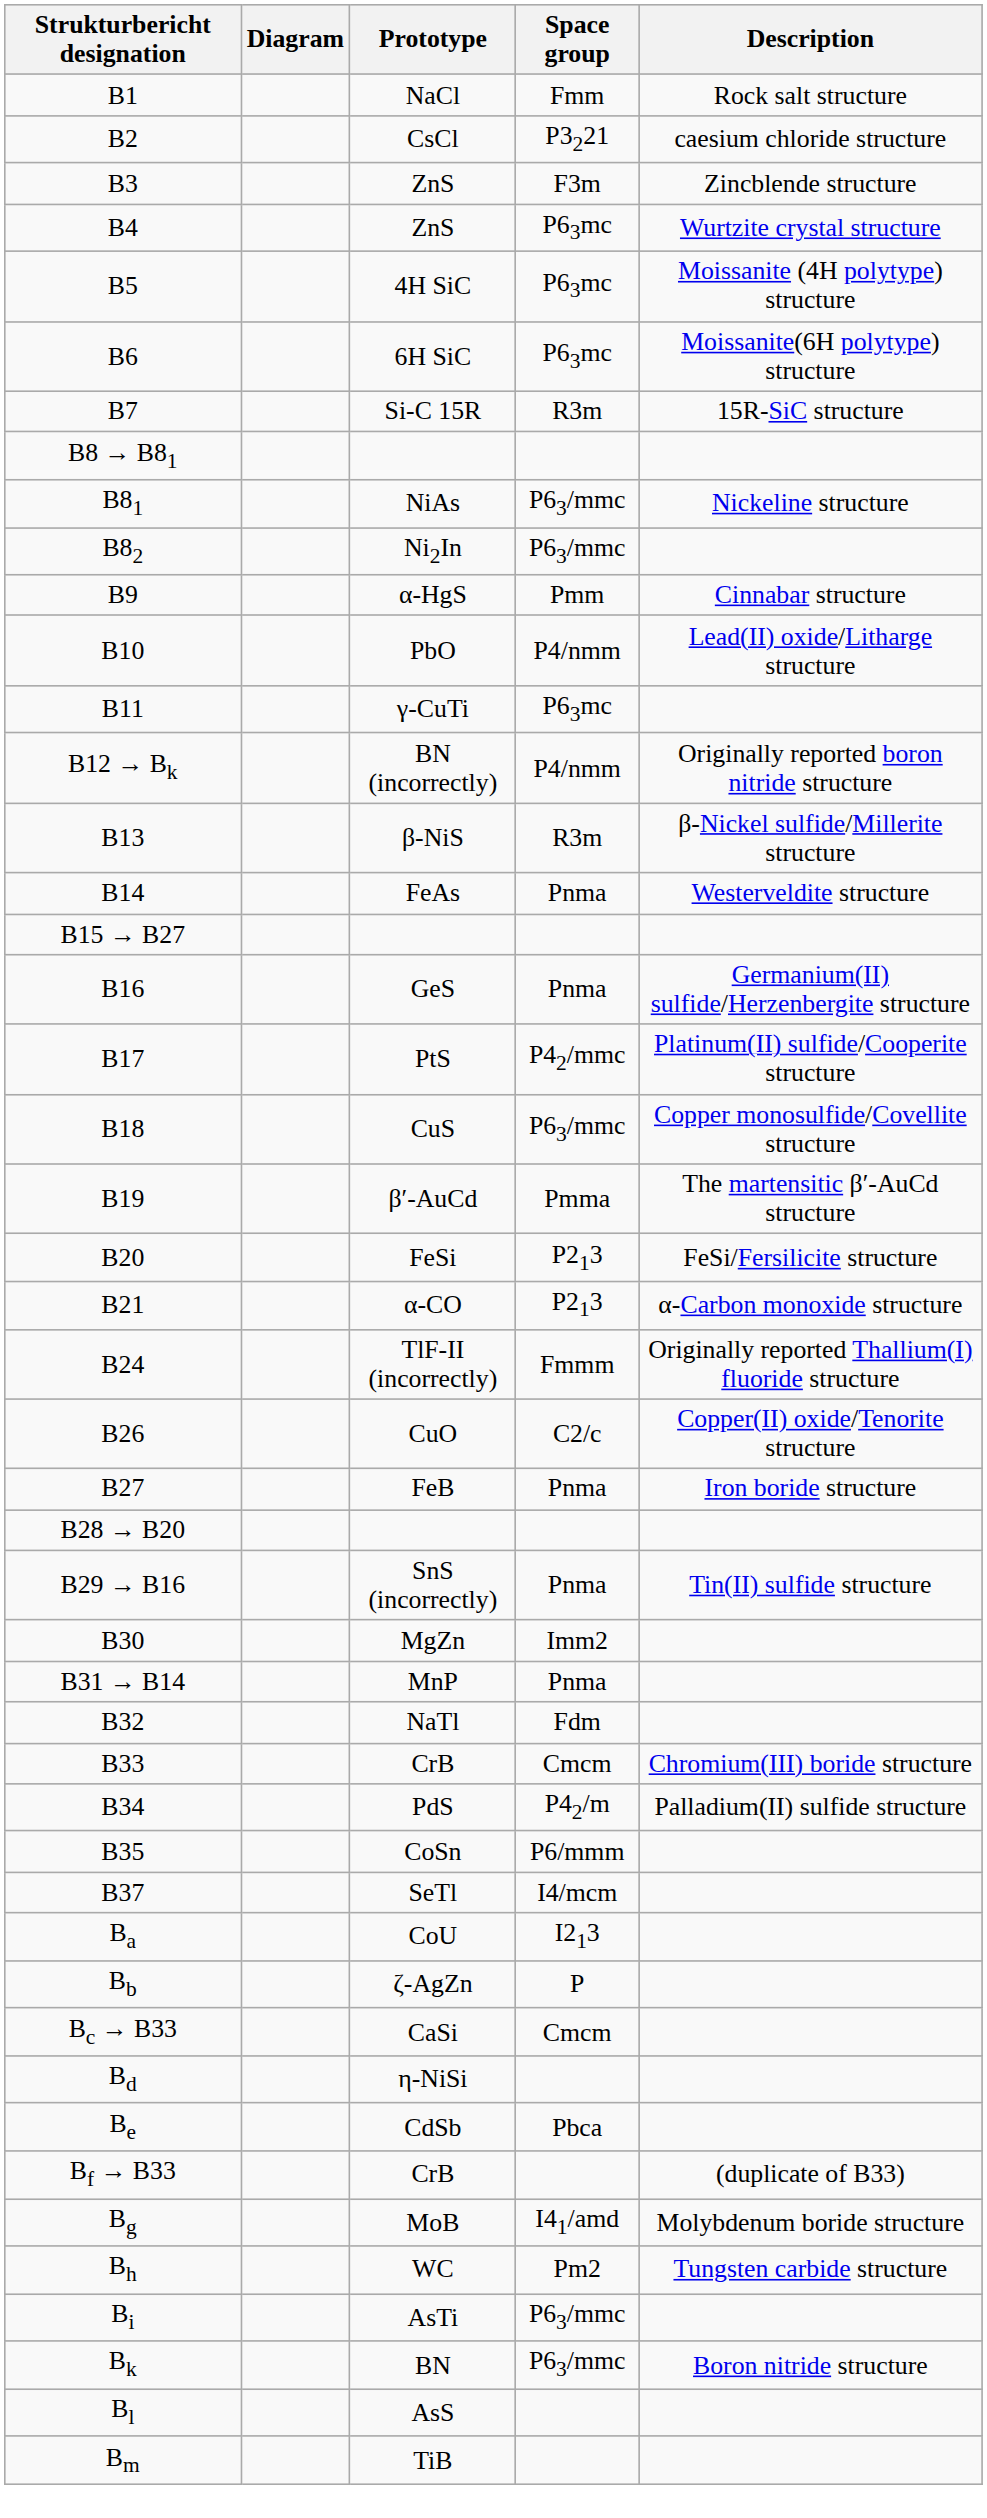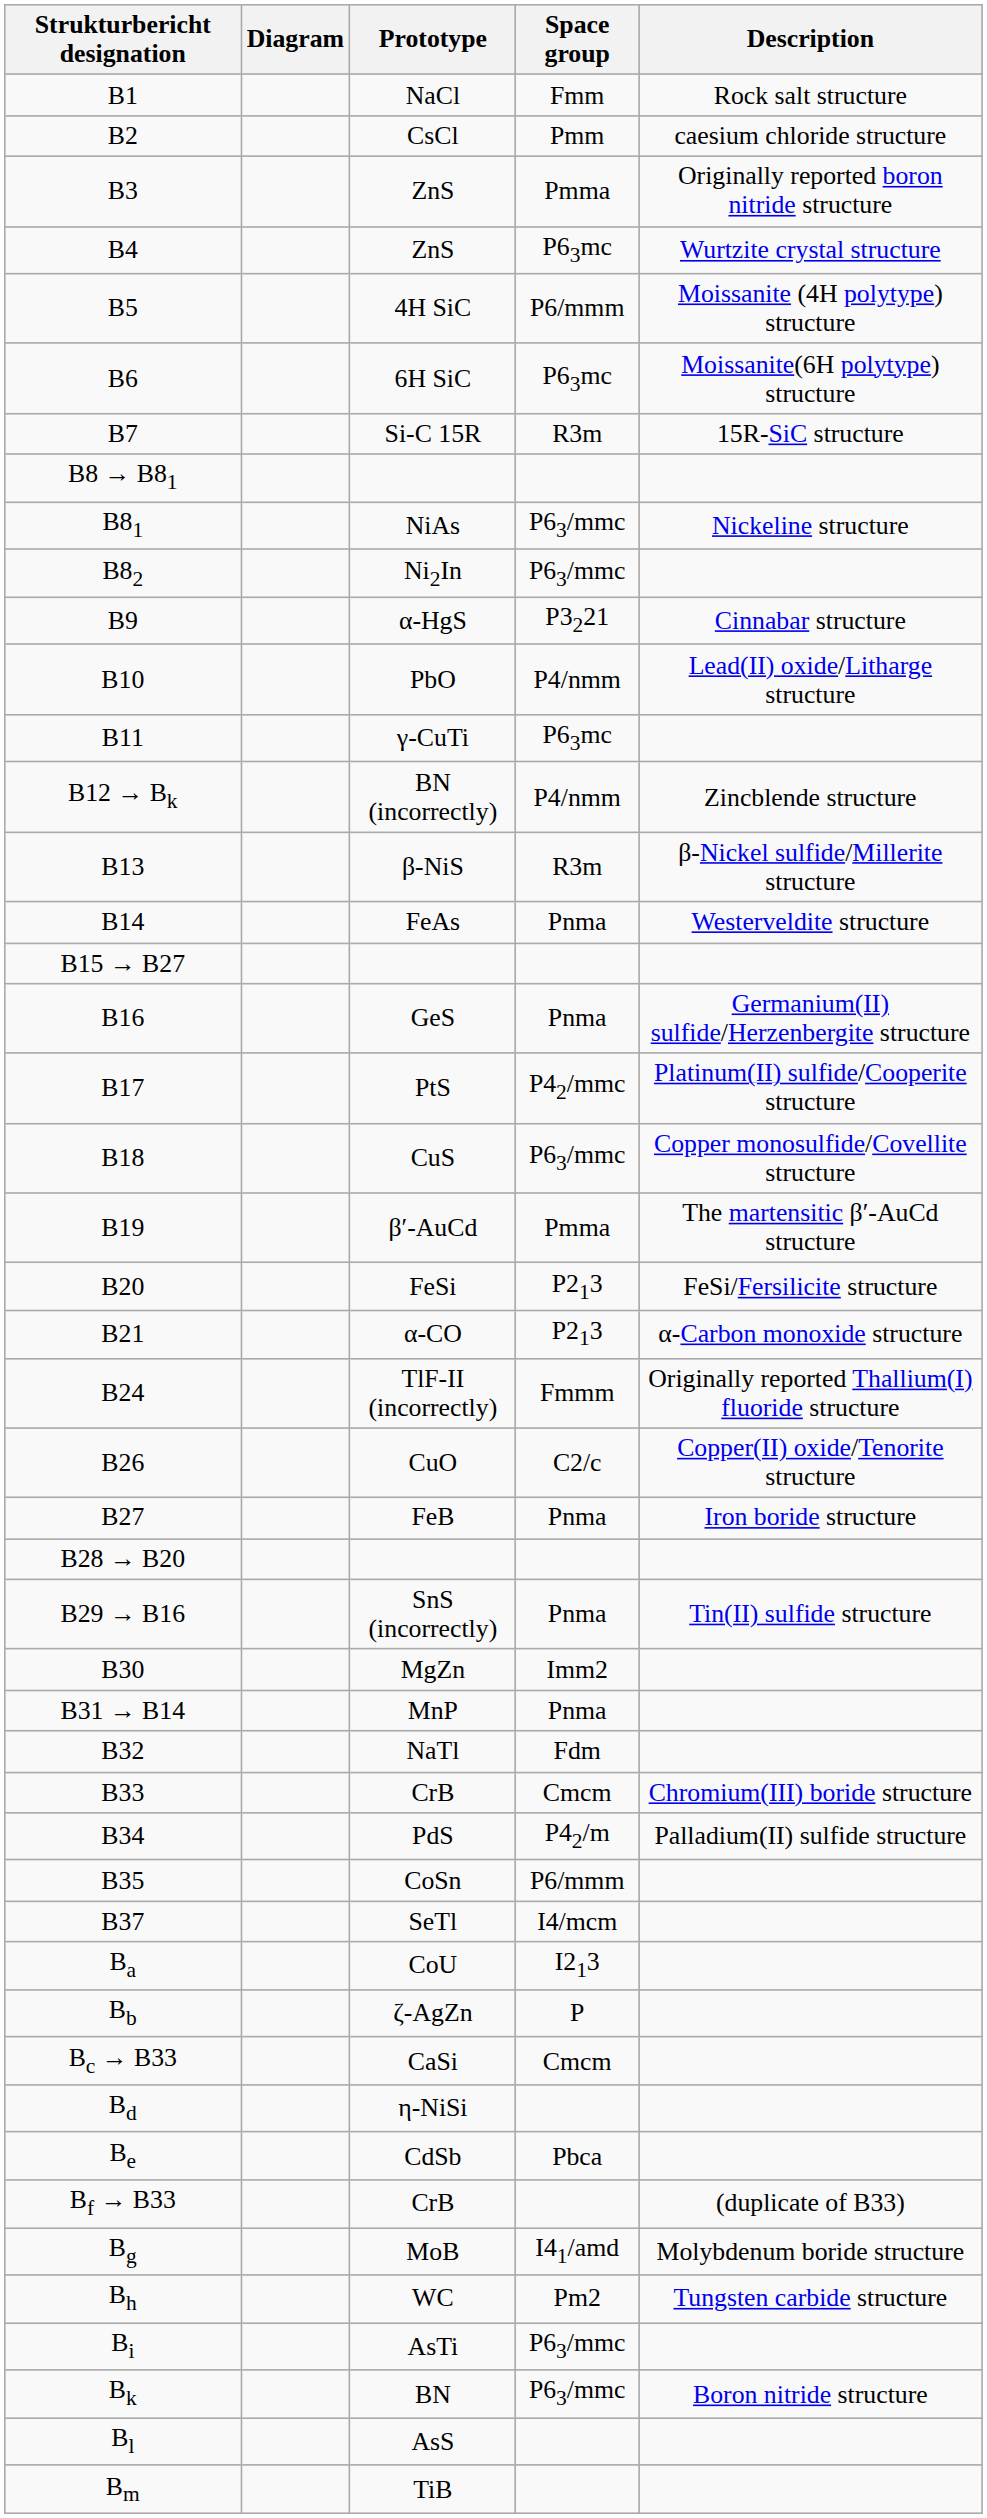(577, 138) P3221 -> (577, 135) Pmm
(577, 183) F3m -> (577, 190) Pmma
(810, 183) Zincblende structure -> (810, 190) Originally reported boron nitride structure
(577, 286) P63mc -> (577, 308) P6/mmm
(577, 594) Pmm -> (577, 620) P3221
(810, 767) Originally reported boron nitride structure -> (810, 796) Zincblende structure
